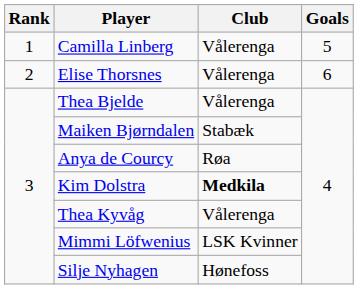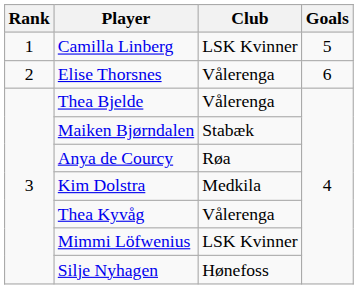(238, 46) Vålerenga -> (250, 46) LSK Kvinner
(234, 185) bold -> (232, 185) normal
